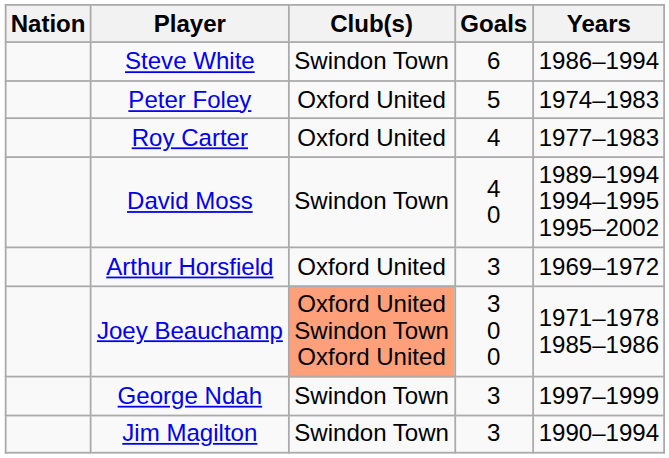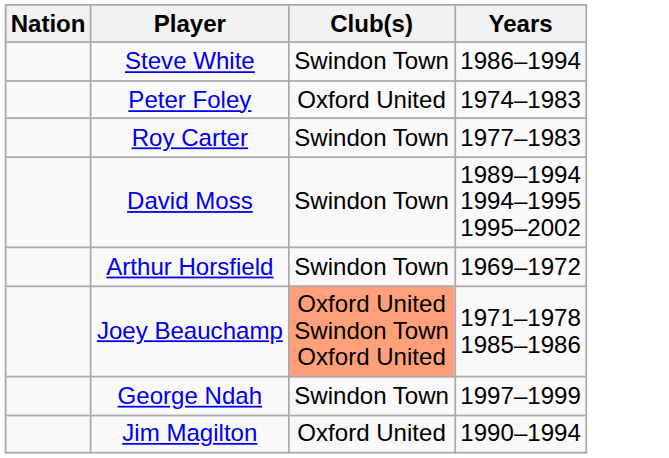- column: (494, 23)
(372, 137) Oxford United -> (372, 137) Swindon Town
(372, 266) Oxford United -> (372, 266) Swindon Town
(372, 433) Swindon Town -> (372, 433) Oxford United
